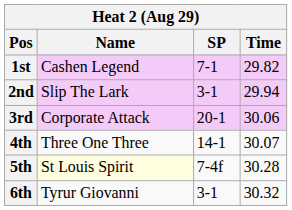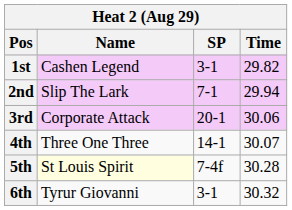(207, 67) 7-1 -> (207, 67) 3-1
(207, 92) 3-1 -> (207, 92) 7-1
